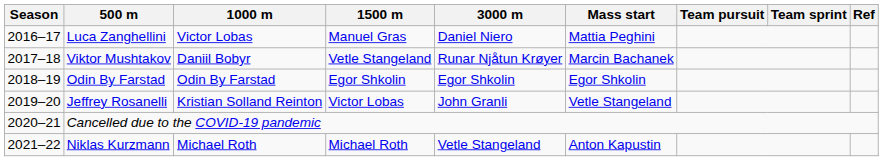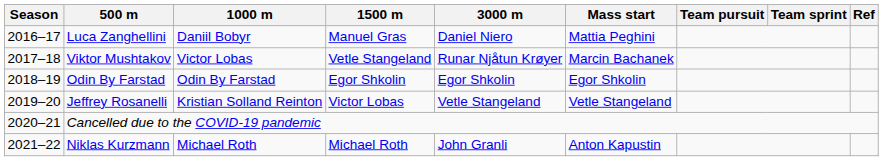(215, 36) Victor Lobas -> (214, 36) Daniil Bobyr
(214, 58) Daniil Bobyr -> (215, 58) Victor Lobas
(472, 101) John Granli -> (489, 101) Vetle Stangeland
(489, 144) Vetle Stangeland -> (472, 144) John Granli
